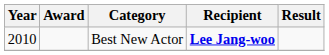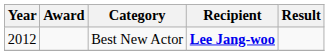(22, 38) 2010 -> (22, 38) 2012
